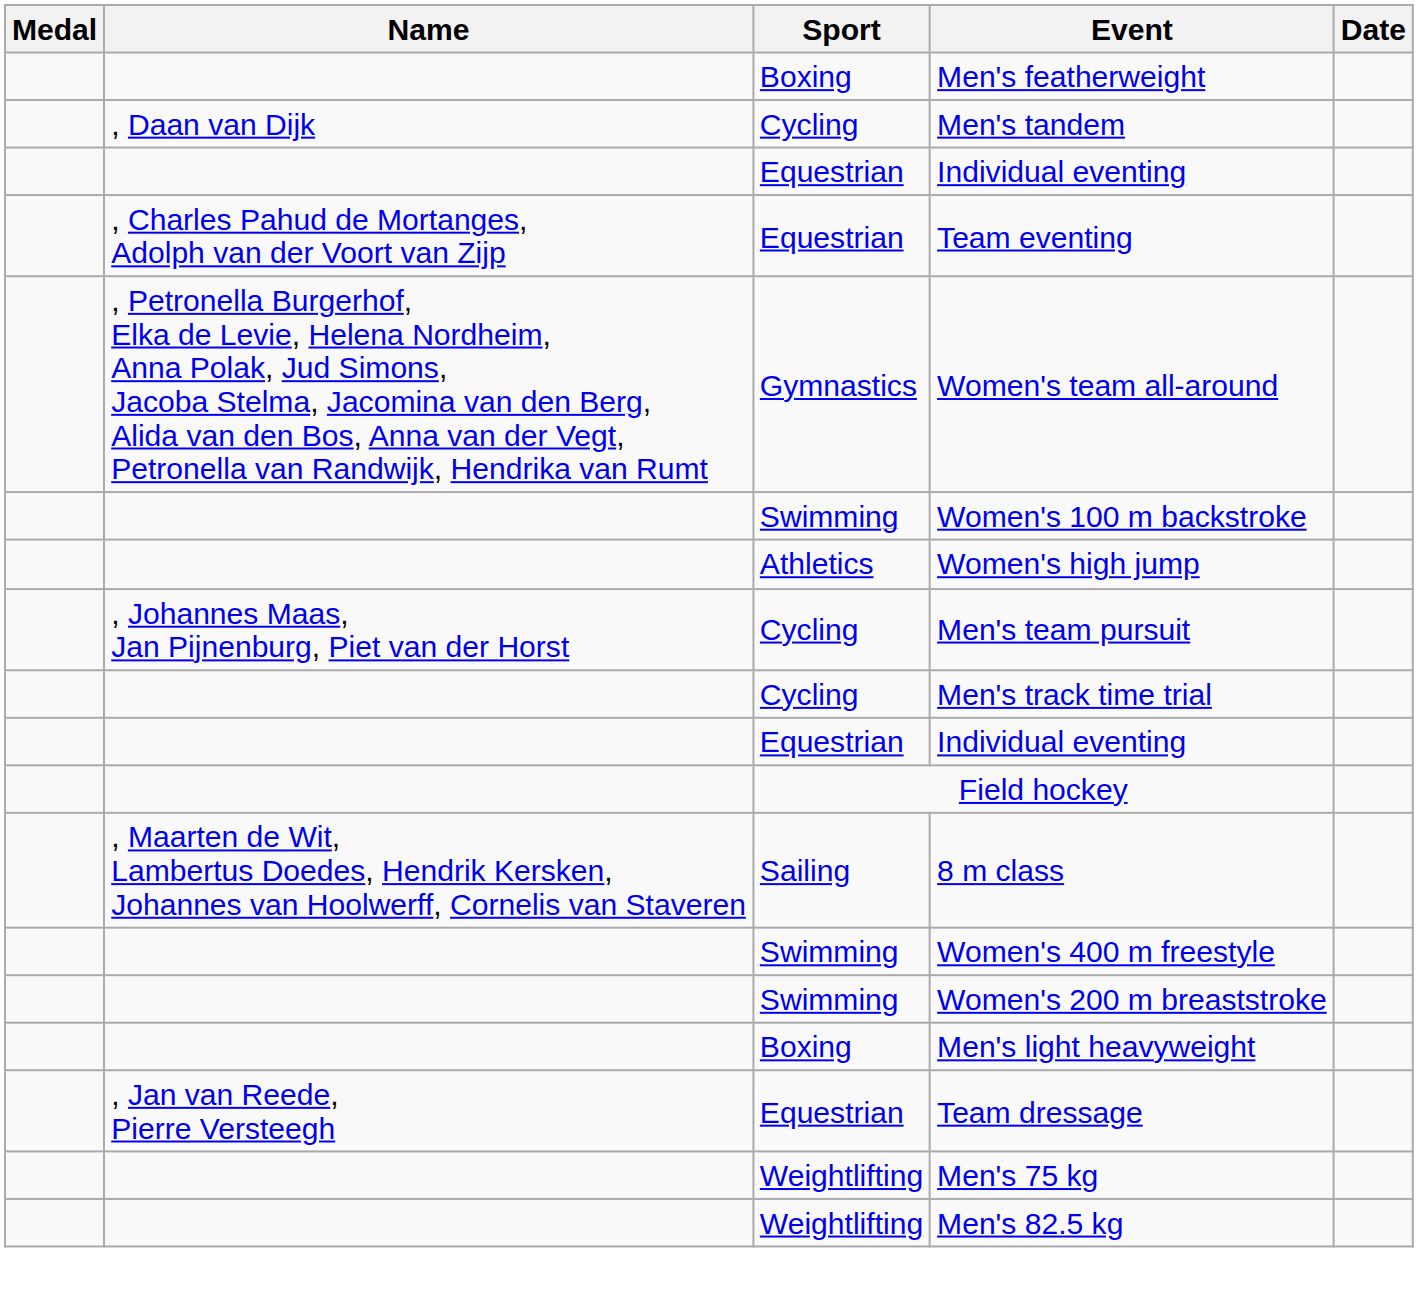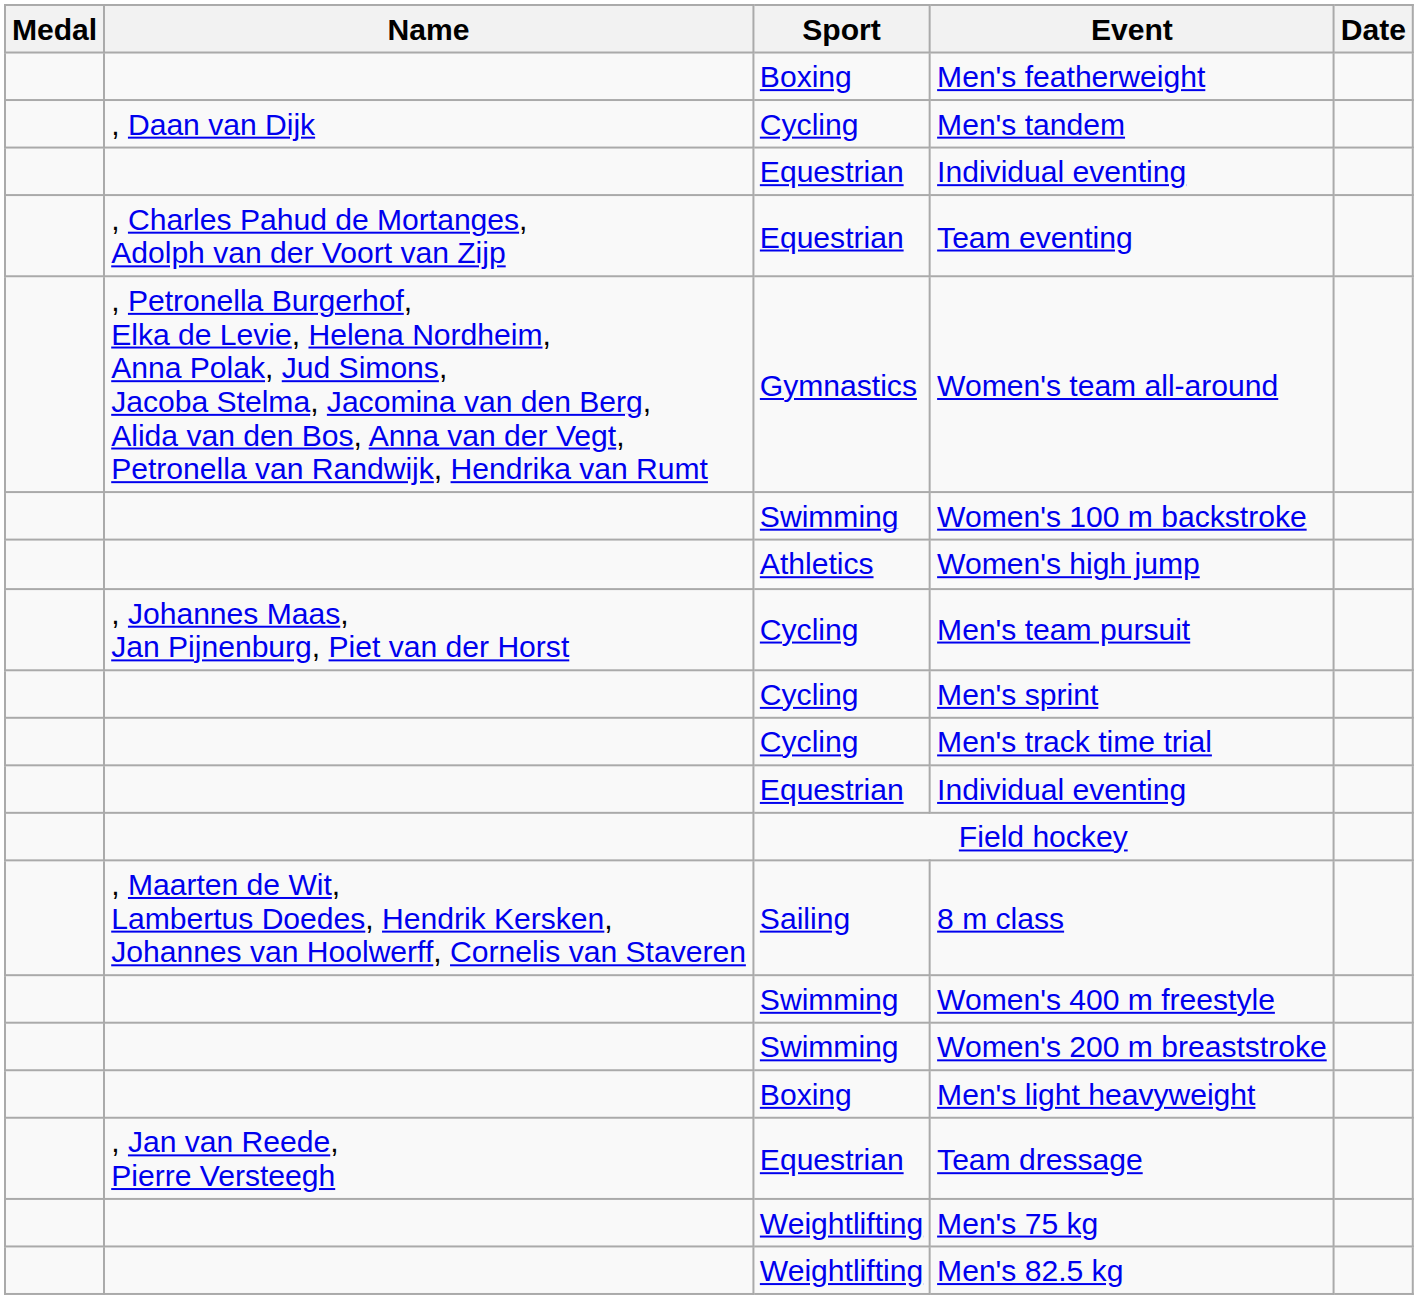+ row: (809, 693)
